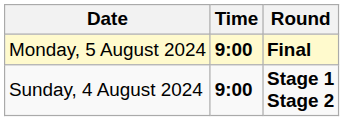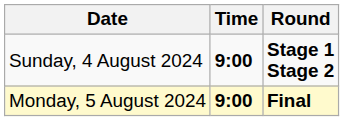rows swapped: (106, 89) <-> (107, 49)
